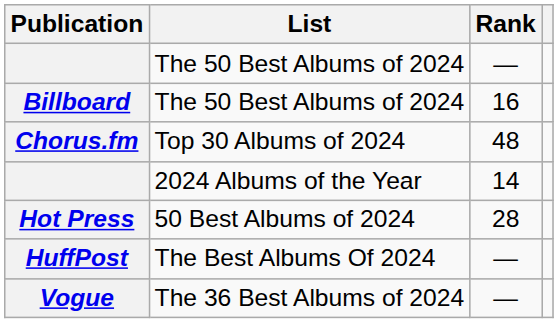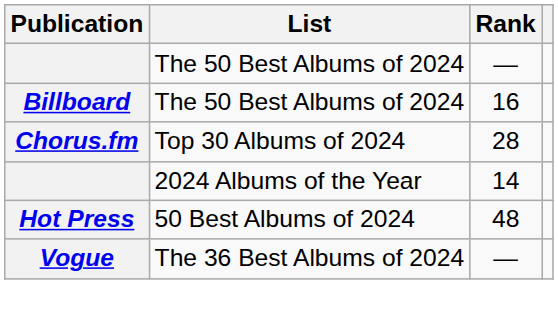(506, 141) 48 -> (506, 141) 28
(506, 219) 28 -> (506, 219) 48
- row: (77, 258)
